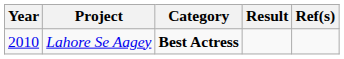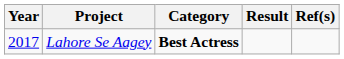(24, 41) 2010 -> (24, 41) 2017
